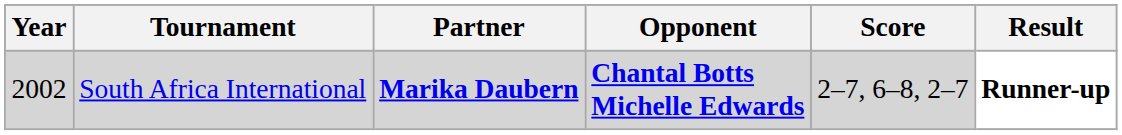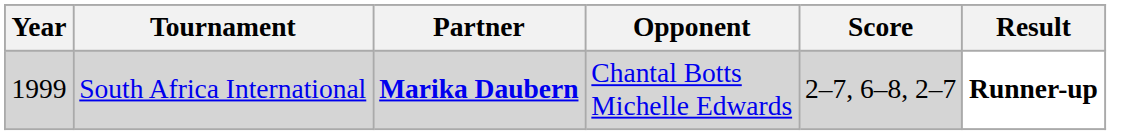(39, 89) 2002 -> (39, 89) 1999
(698, 89) bold -> (692, 89) normal
